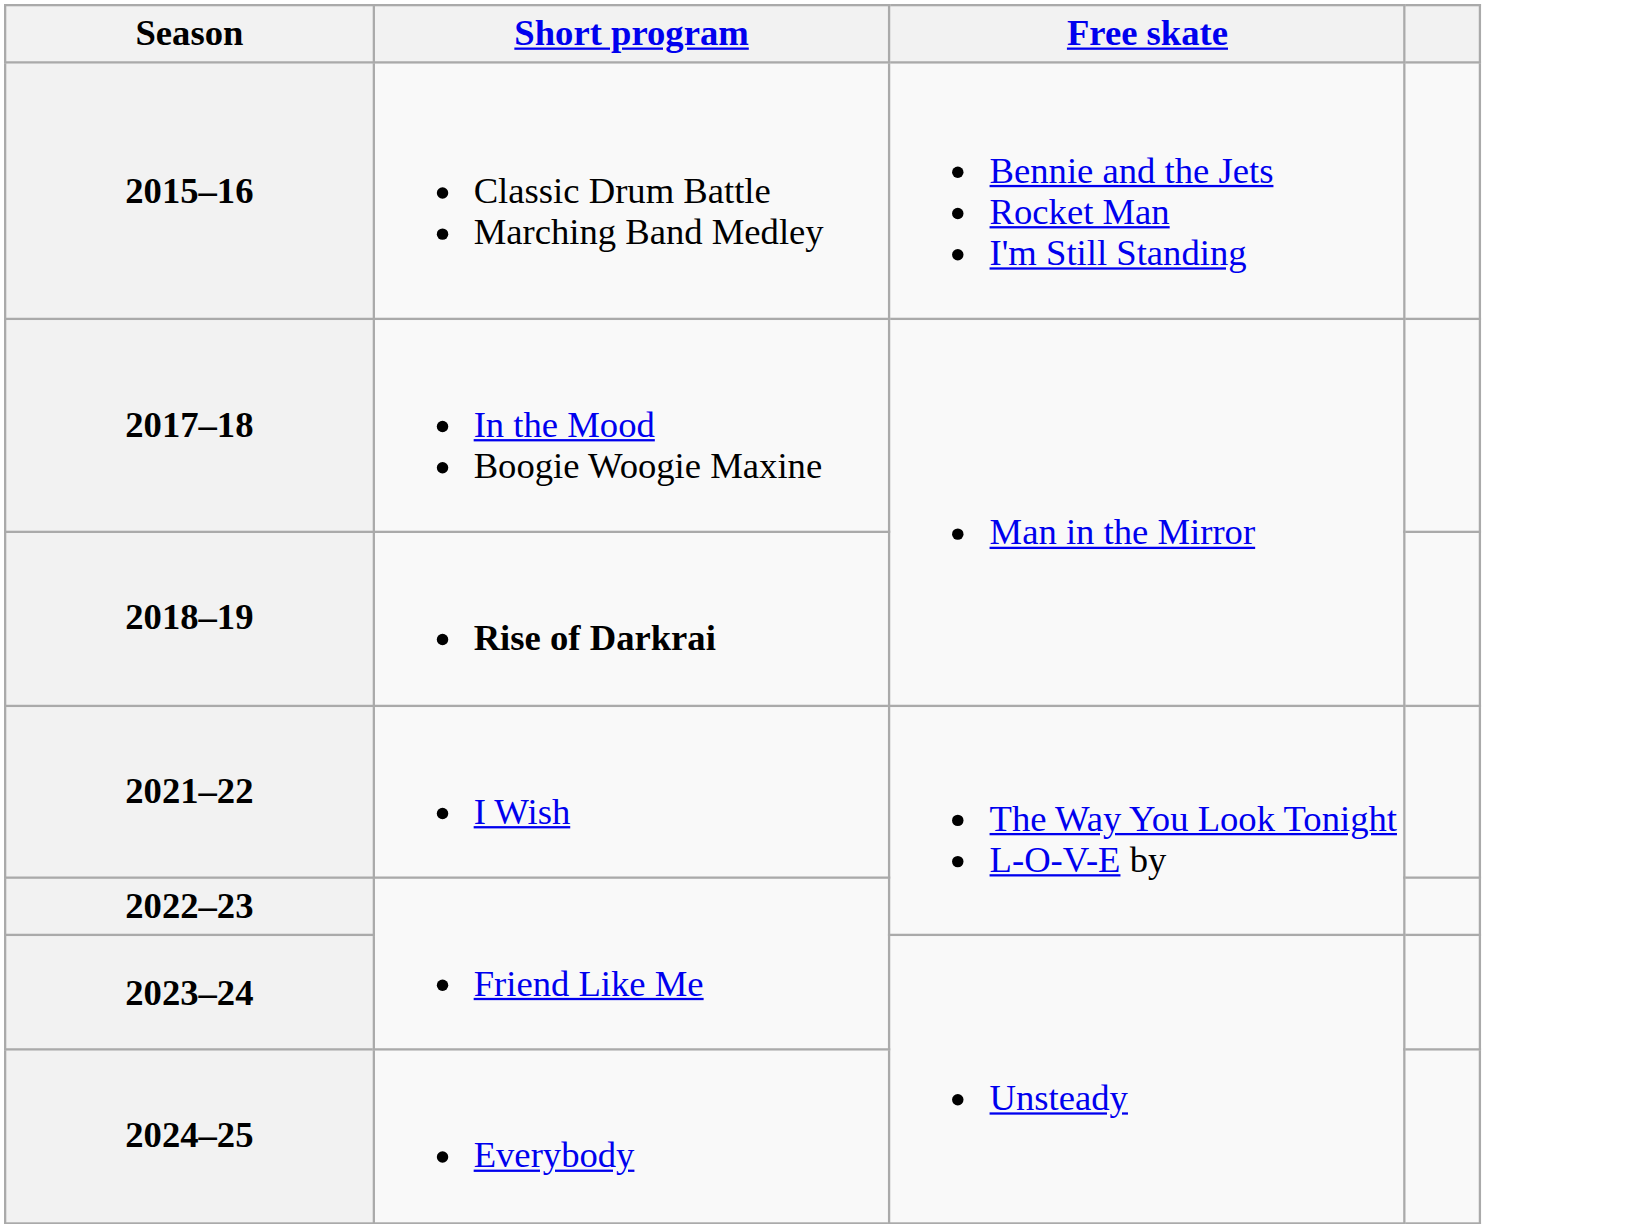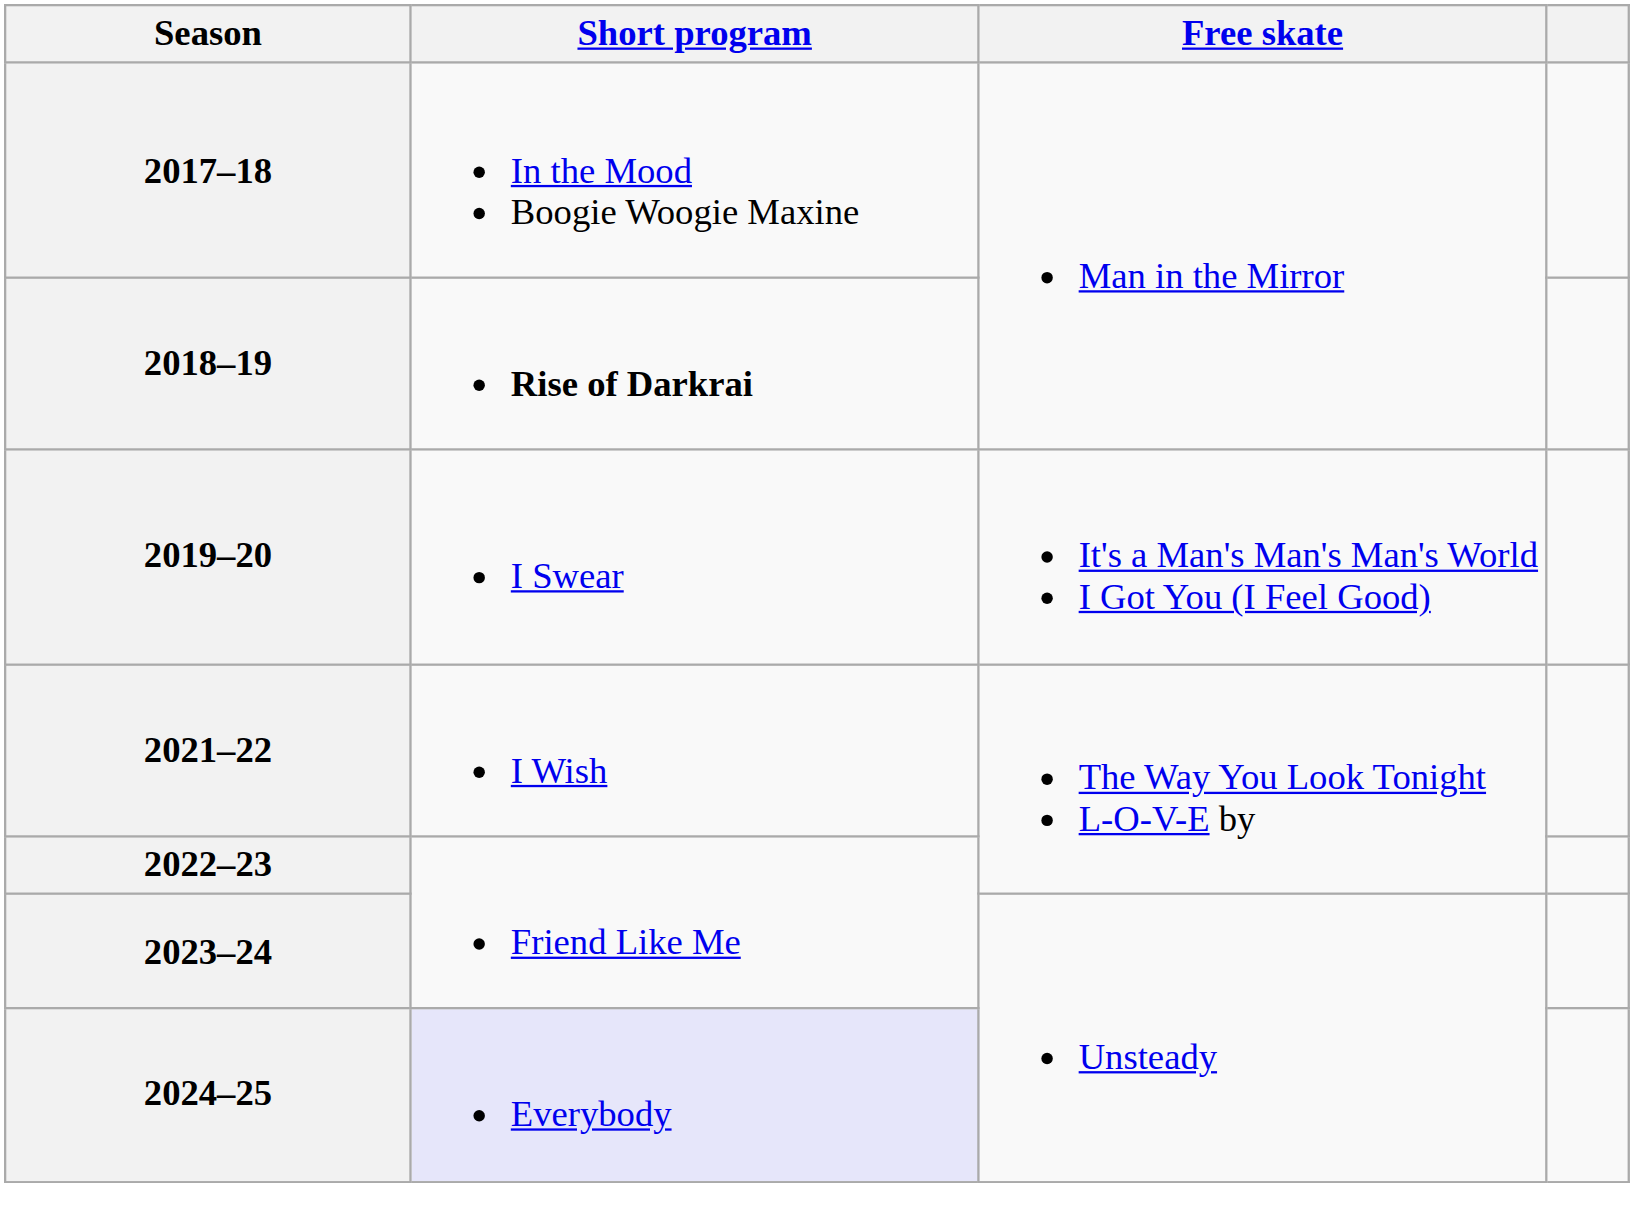- row: (189, 190)
+ row: (208, 555)
(632, 1157) no background -> (695, 1116) lavender background
